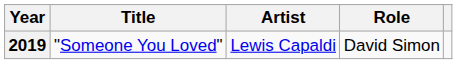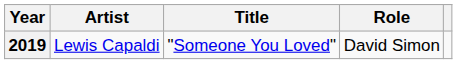columns swapped: (283, 17) <-> (138, 17)
